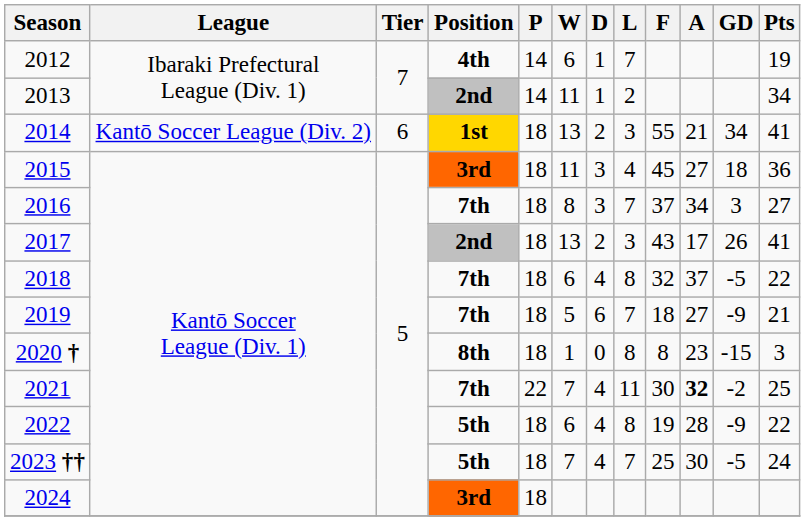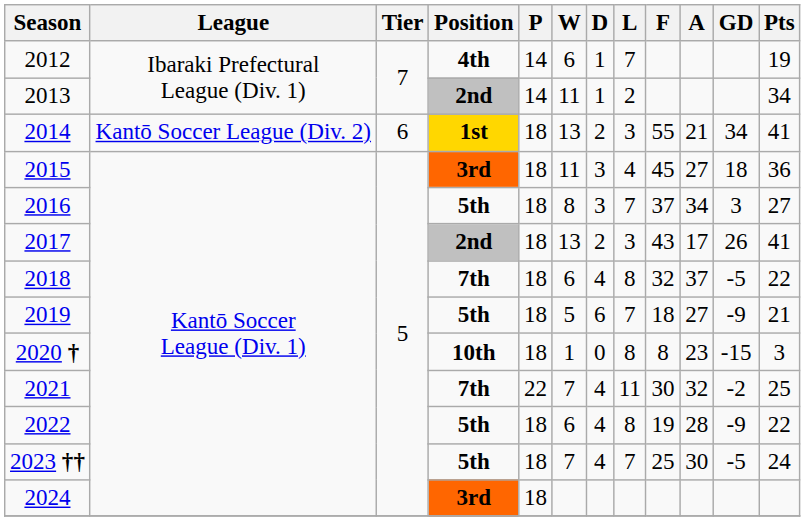(474, 205) 7th -> (474, 205) 5th
(474, 315) 7th -> (474, 315) 5th
(474, 351) 8th -> (474, 351) 10th
(697, 388) bold -> (697, 388) normal
